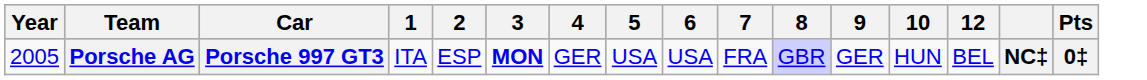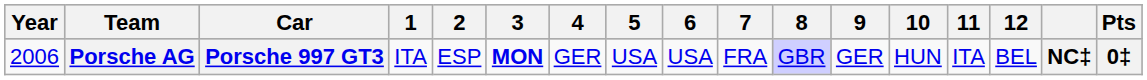+ column: (969, 22)
(35, 56) 2005 -> (35, 56) 2006
